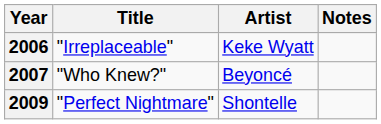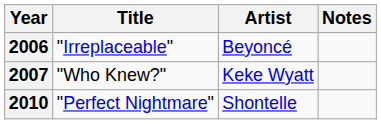(268, 47) Keke Wyatt -> (257, 47) Beyoncé
(257, 75) Beyoncé -> (268, 75) Keke Wyatt
(29, 103) 2009 -> (29, 103) 2010
